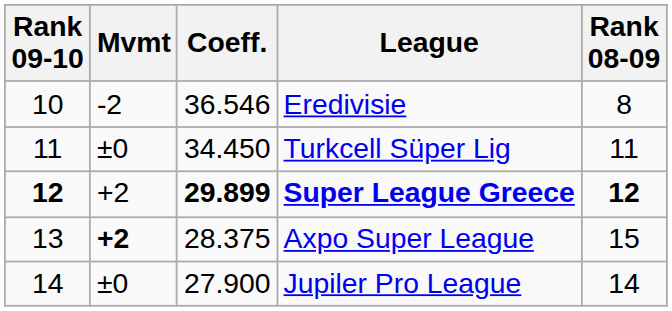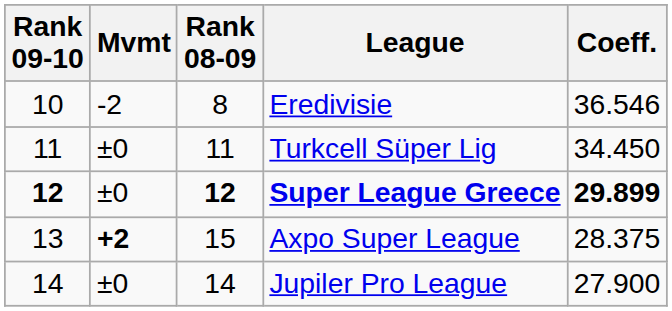columns swapped: (624, 42) <-> (227, 42)
(113, 193) +2 -> (113, 193) ±0
